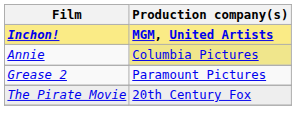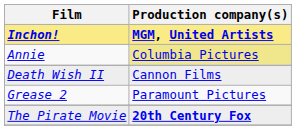+ row: (56, 75)
(192, 95) normal -> (192, 115) bold
